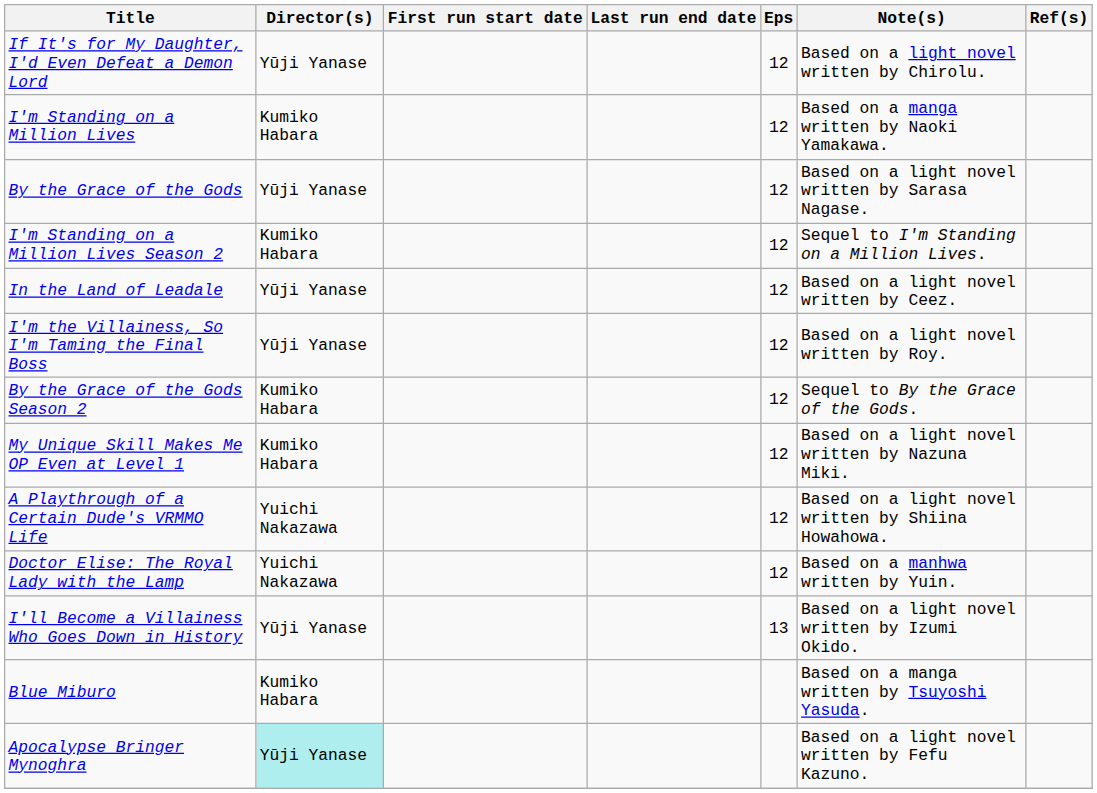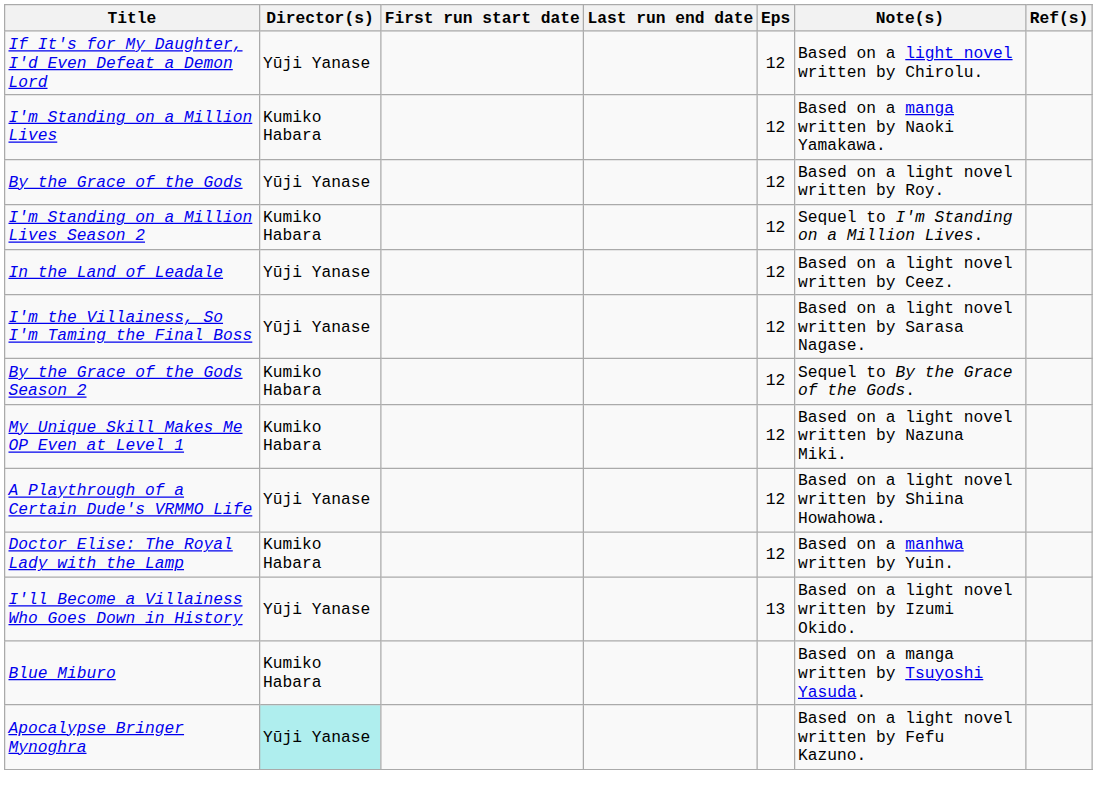(908, 191) Based on a light novel written by Sarasa Nagase. -> (905, 182) Based on a light novel written by Roy.
(908, 346) Based on a light novel written by Roy. -> (905, 327) Based on a light novel written by Sarasa Nagase.
(299, 519) Yuichi Nakazawa -> (317, 500) Yūji Yanase
(299, 573) Yuichi Nakazawa -> (292, 555) Kumiko Habara
